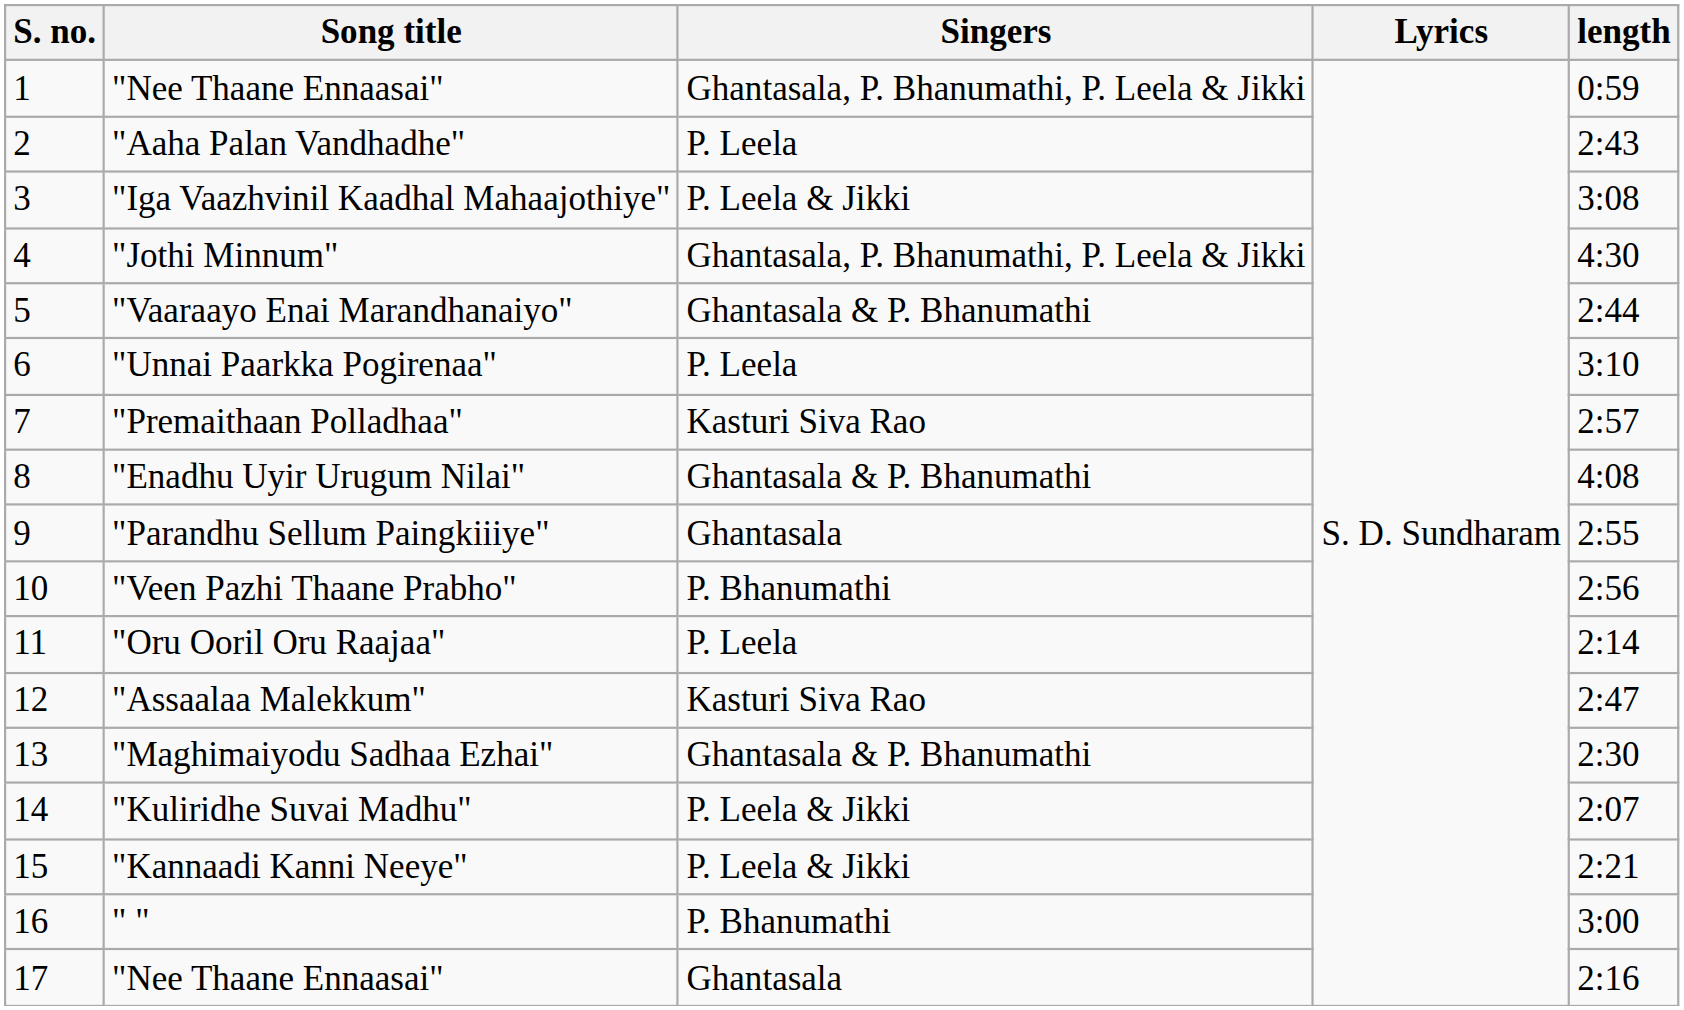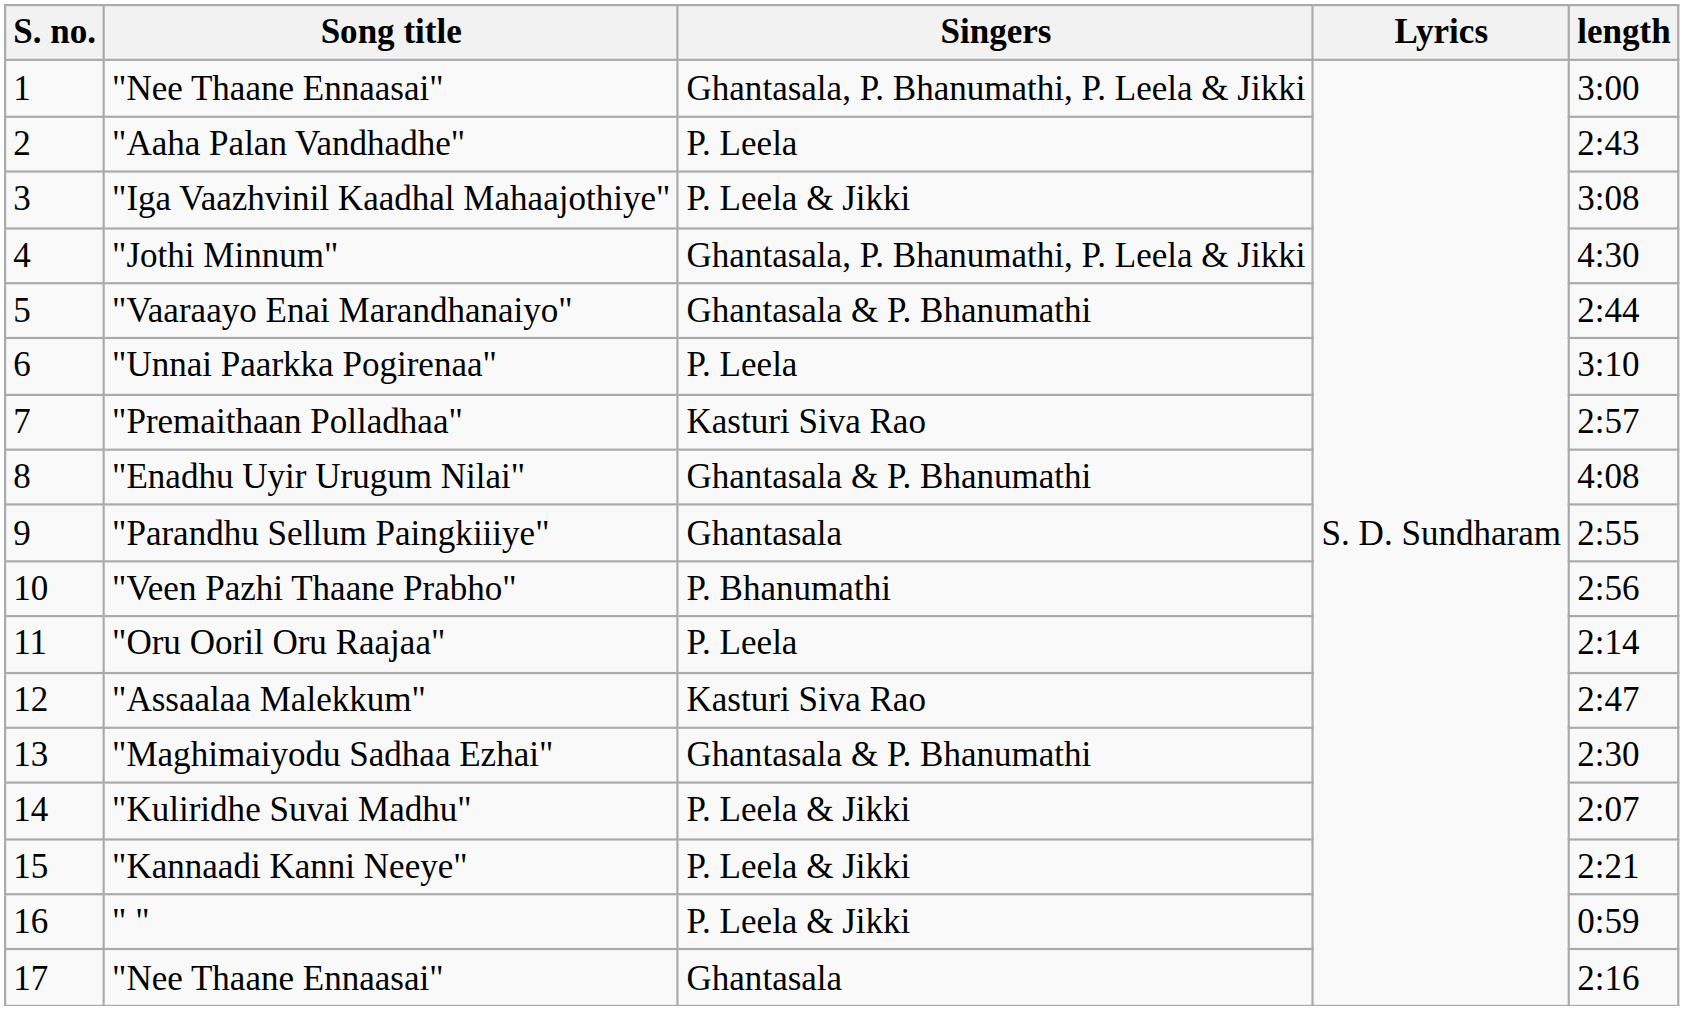(1608, 87) 0:59 -> (1608, 87) 3:00
(789, 921) P. Bhanumathi -> (798, 921) P. Leela & Jikki
(1608, 921) 3:00 -> (1608, 921) 0:59
